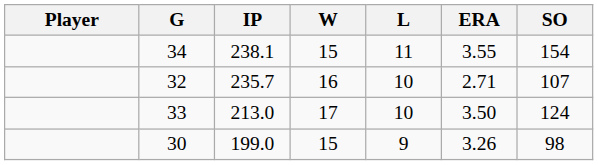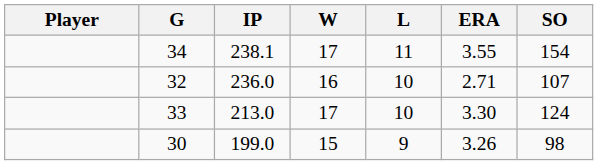(328, 50) 15 -> (328, 50) 17
(252, 81) 235.7 -> (252, 81) 236.0
(479, 112) 3.50 -> (479, 112) 3.30
